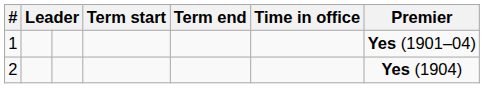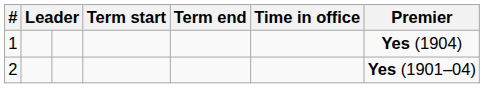(422, 43) Yes (1901–04) -> (422, 43) Yes (1904)
(422, 69) Yes (1904) -> (422, 69) Yes (1901–04)
